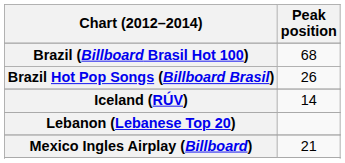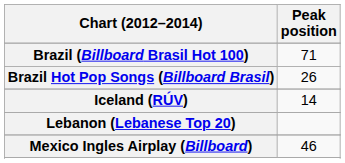(309, 54) 68 -> (309, 54) 71
(309, 146) 21 -> (309, 146) 46
